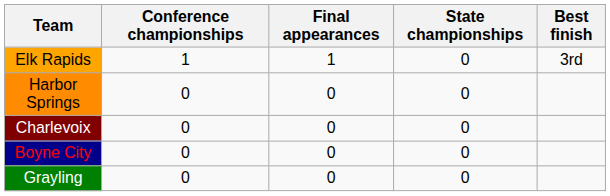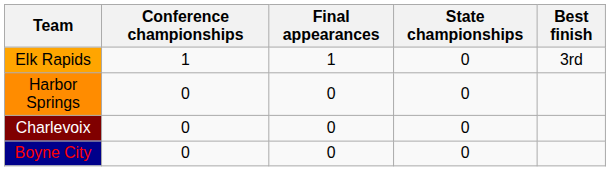- row: (53, 178)
